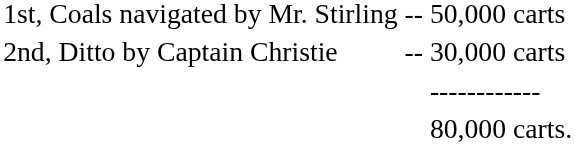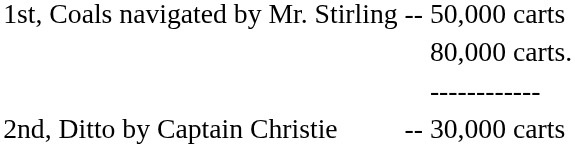rows swapped: (498, 52) <-> (501, 128)
